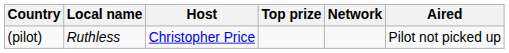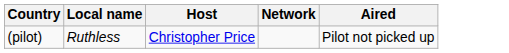- column: (291, 15)
